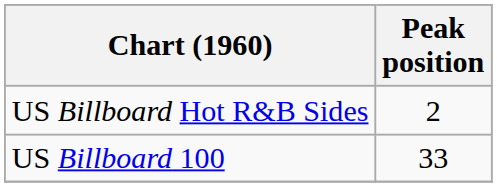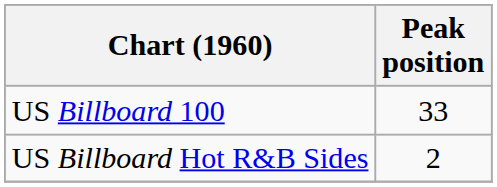rows swapped: (118, 157) <-> (190, 109)
